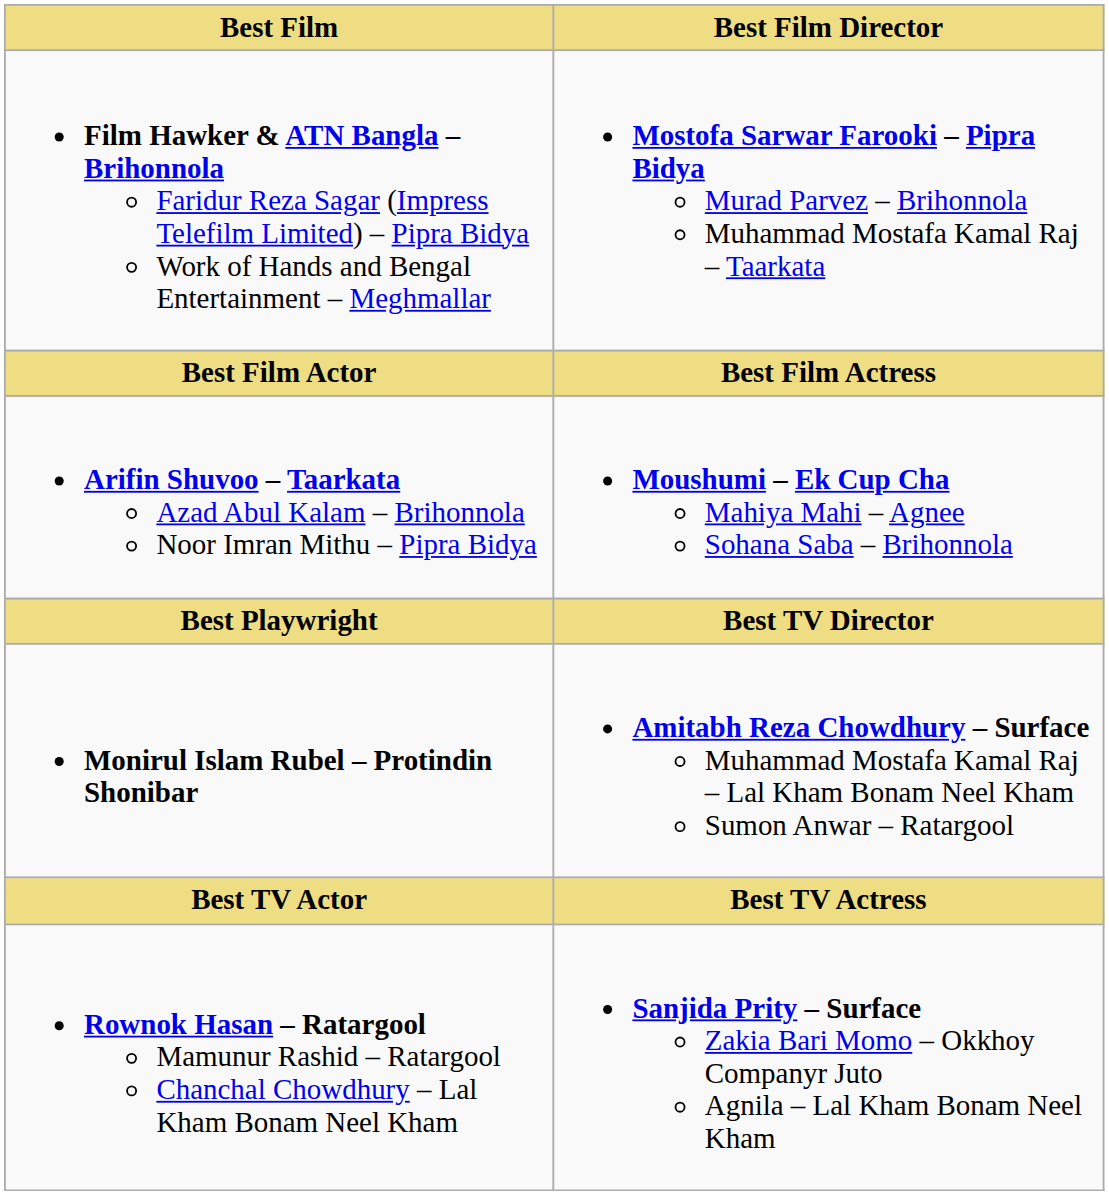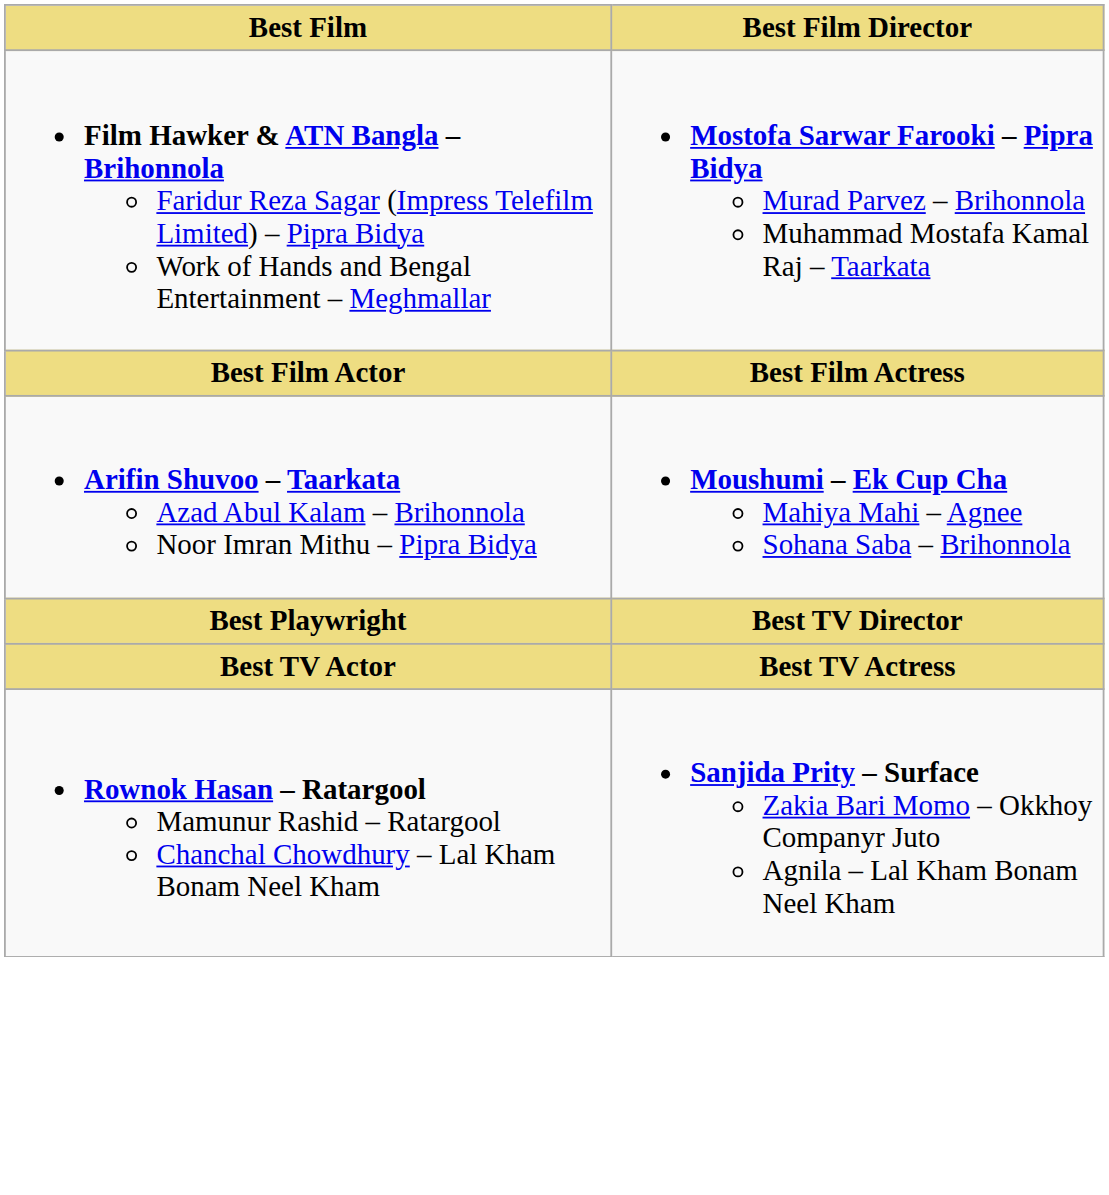- row: (279, 777)
